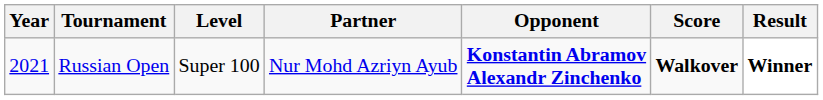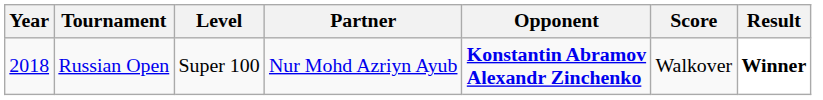(29, 65) 2021 -> (29, 65) 2018
(697, 65) bold -> (694, 65) normal
